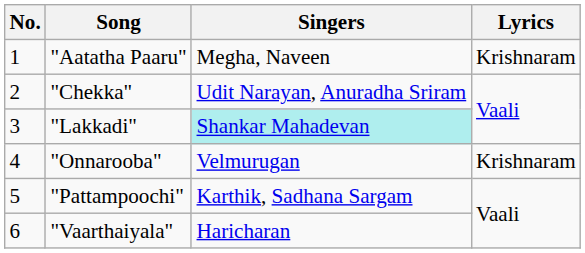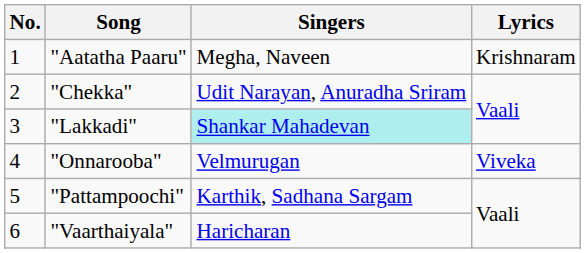(526, 161) Krishnaram -> (506, 161) Viveka
